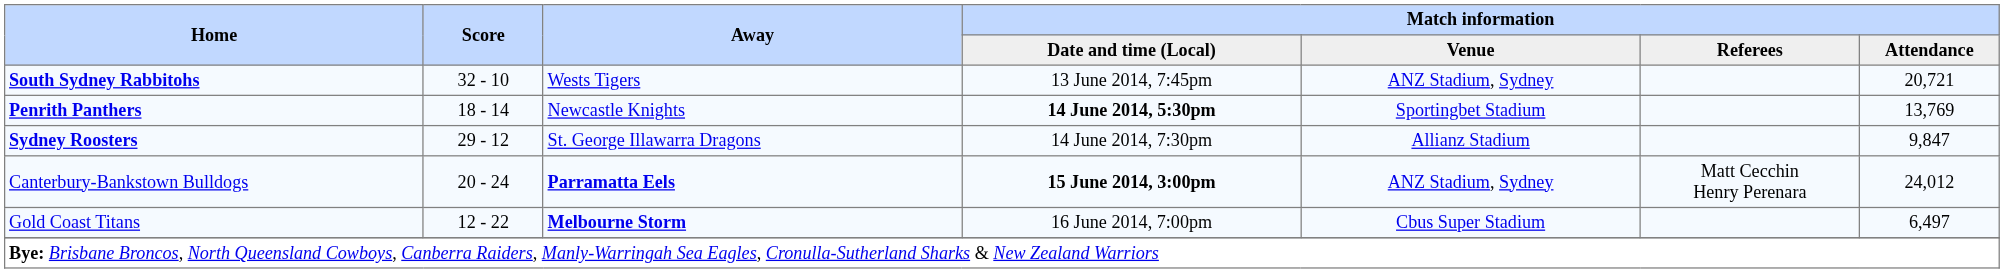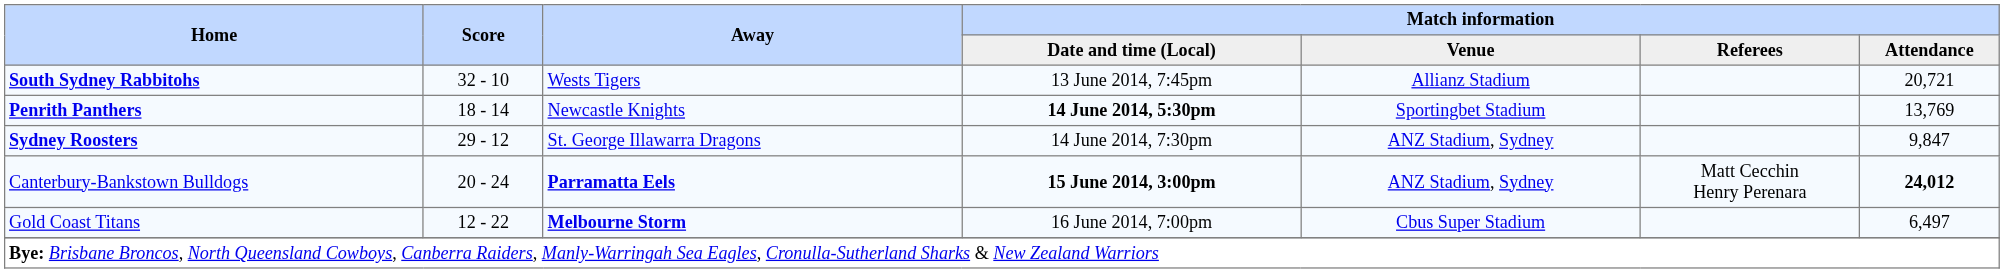(1471, 80) ANZ Stadium, Sydney -> (1471, 80) Allianz Stadium
(1471, 140) Allianz Stadium -> (1471, 140) ANZ Stadium, Sydney
(1929, 181) normal -> (1929, 181) bold
